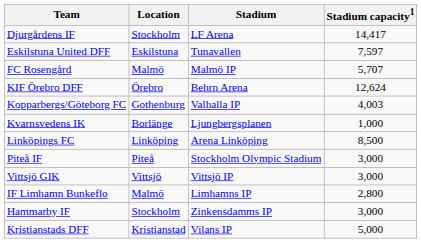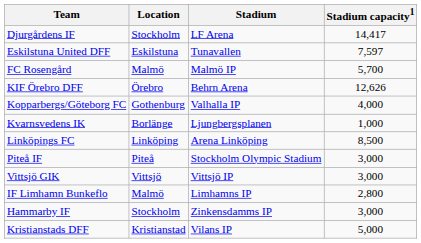(370, 69) 5,707 -> (370, 69) 5,700
(370, 87) 12,624 -> (370, 87) 12,626
(370, 105) 4,003 -> (370, 105) 4,000
